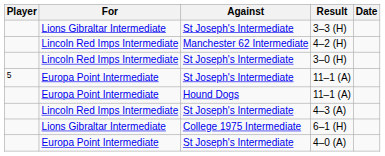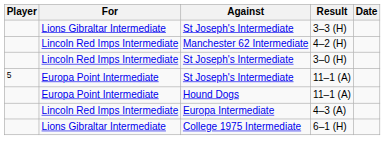(238, 111) St Joseph's Intermediate -> (229, 111) Europa Intermediate
- row: (22, 143)
